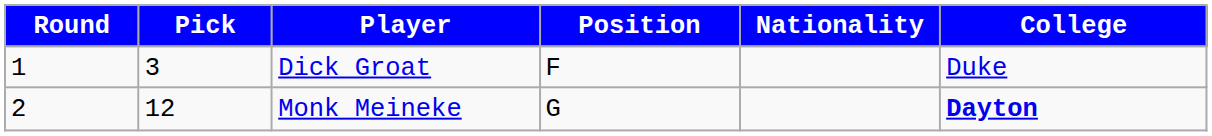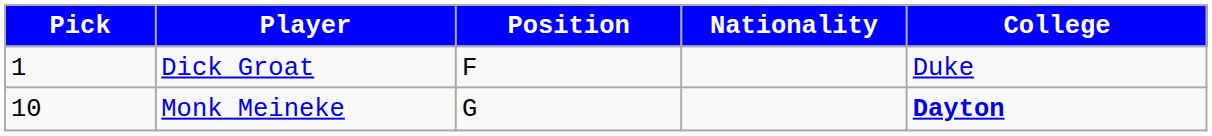- column: (72, 26)
(152, 67) 3 -> (19, 67) 1
(160, 109) 12 -> (26, 109) 10
